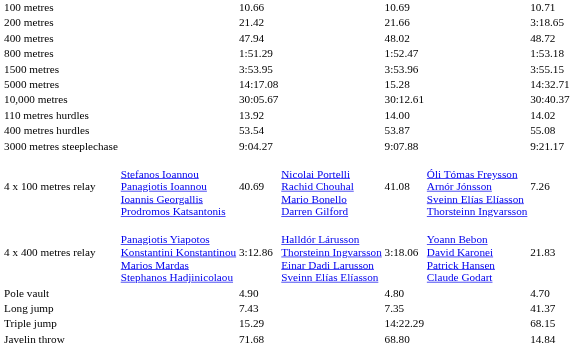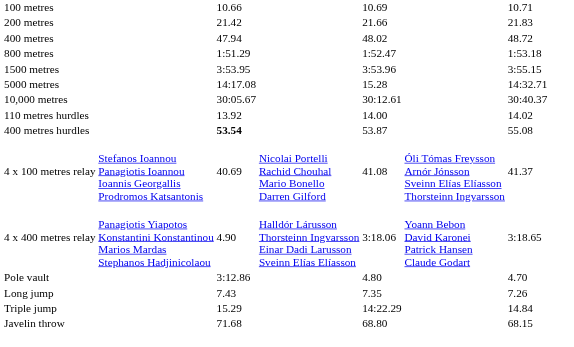(547, 22) 3:18.65 -> (520, 22) 21.83
(252, 130) normal -> (229, 130) bold
- row: (61, 146)
(540, 186) 7.26 -> (520, 171) 41.37
(256, 252) 3:12.86 -> (226, 237) 4.90
(543, 252) 21.83 -> (525, 237) 3:18.65
(249, 293) 4.90 -> (234, 277) 3:12.86
(543, 308) 41.37 -> (518, 293) 7.26
(543, 323) 68.15 -> (520, 308) 14.84
(543, 339) 14.84 -> (520, 323) 68.15
